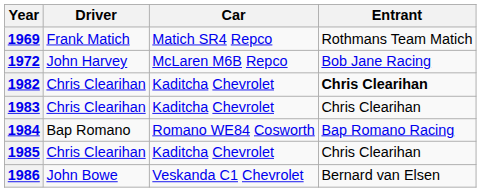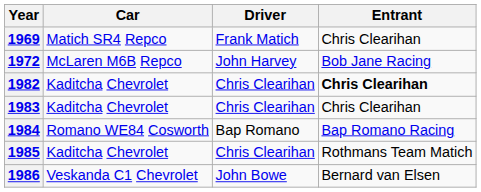columns swapped: (96, 15) <-> (234, 15)
(397, 38) Rothmans Team Matich -> (371, 38) Chris Clearihan
(371, 152) Chris Clearihan -> (397, 152) Rothmans Team Matich
